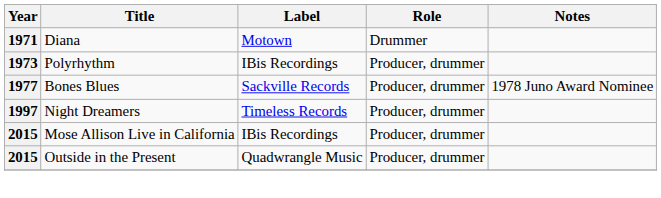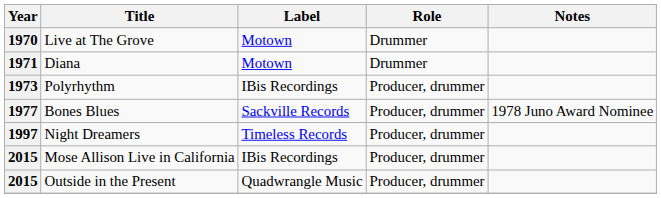+ row: (99, 39)
